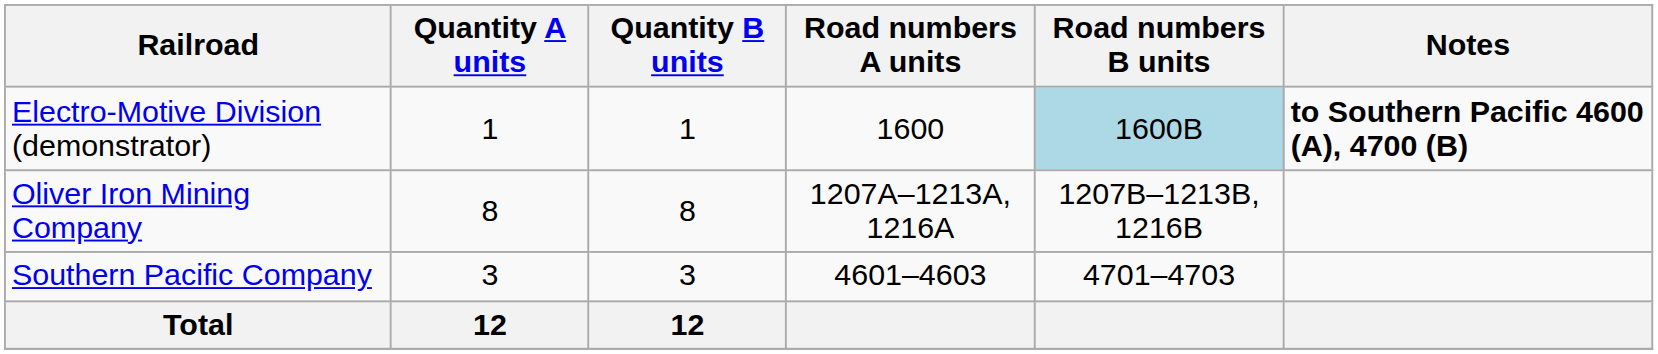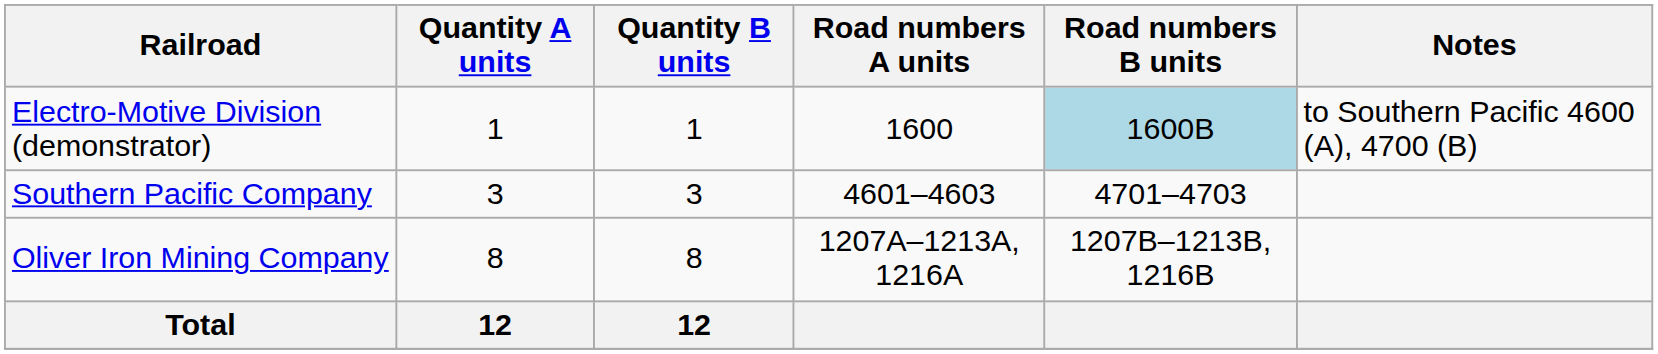(1467, 128) bold -> (1469, 128) normal
rows swapped: (131, 210) <-> (192, 275)
